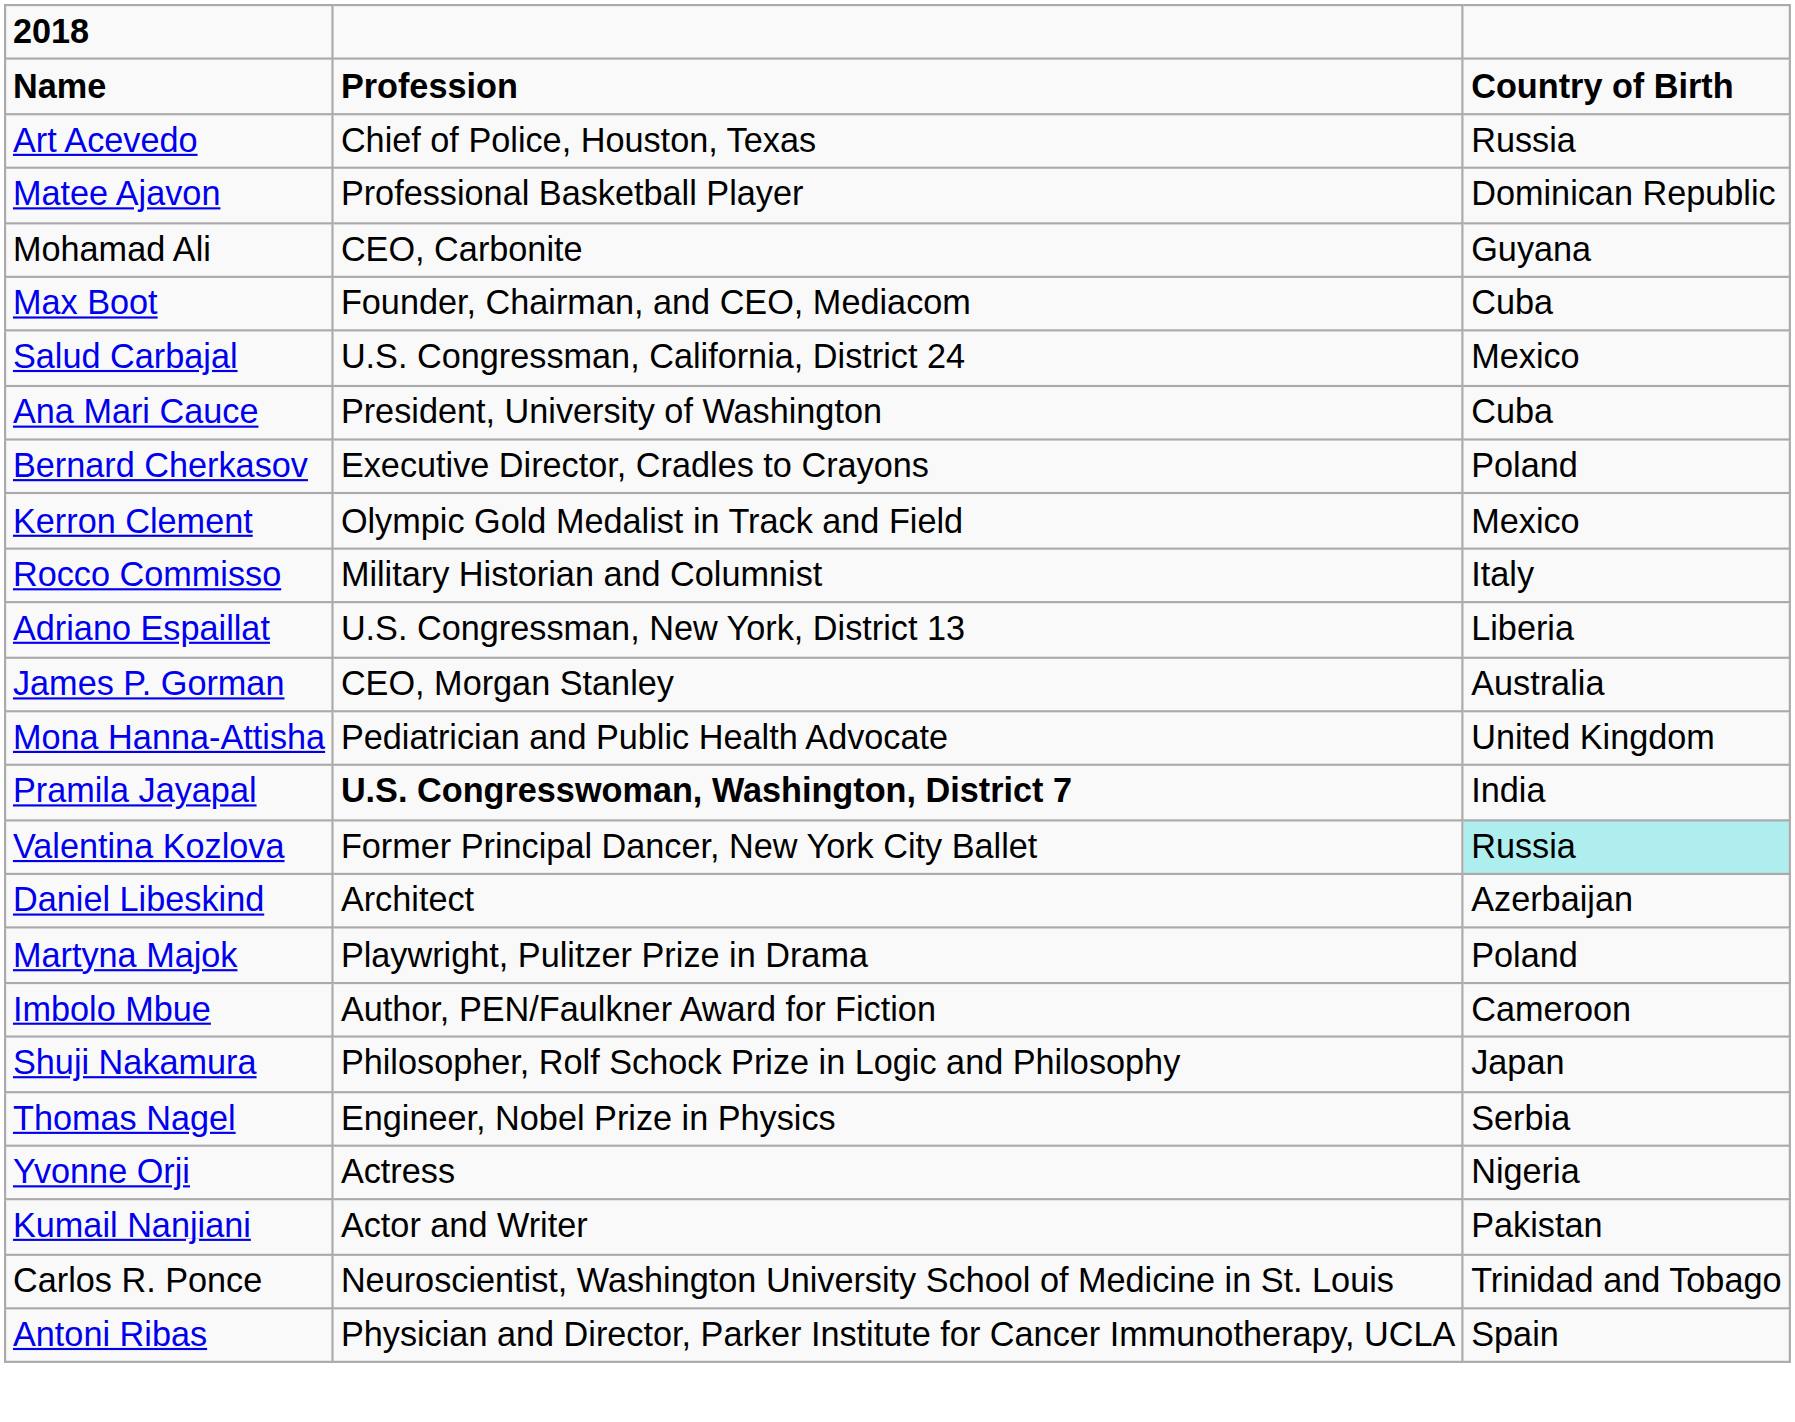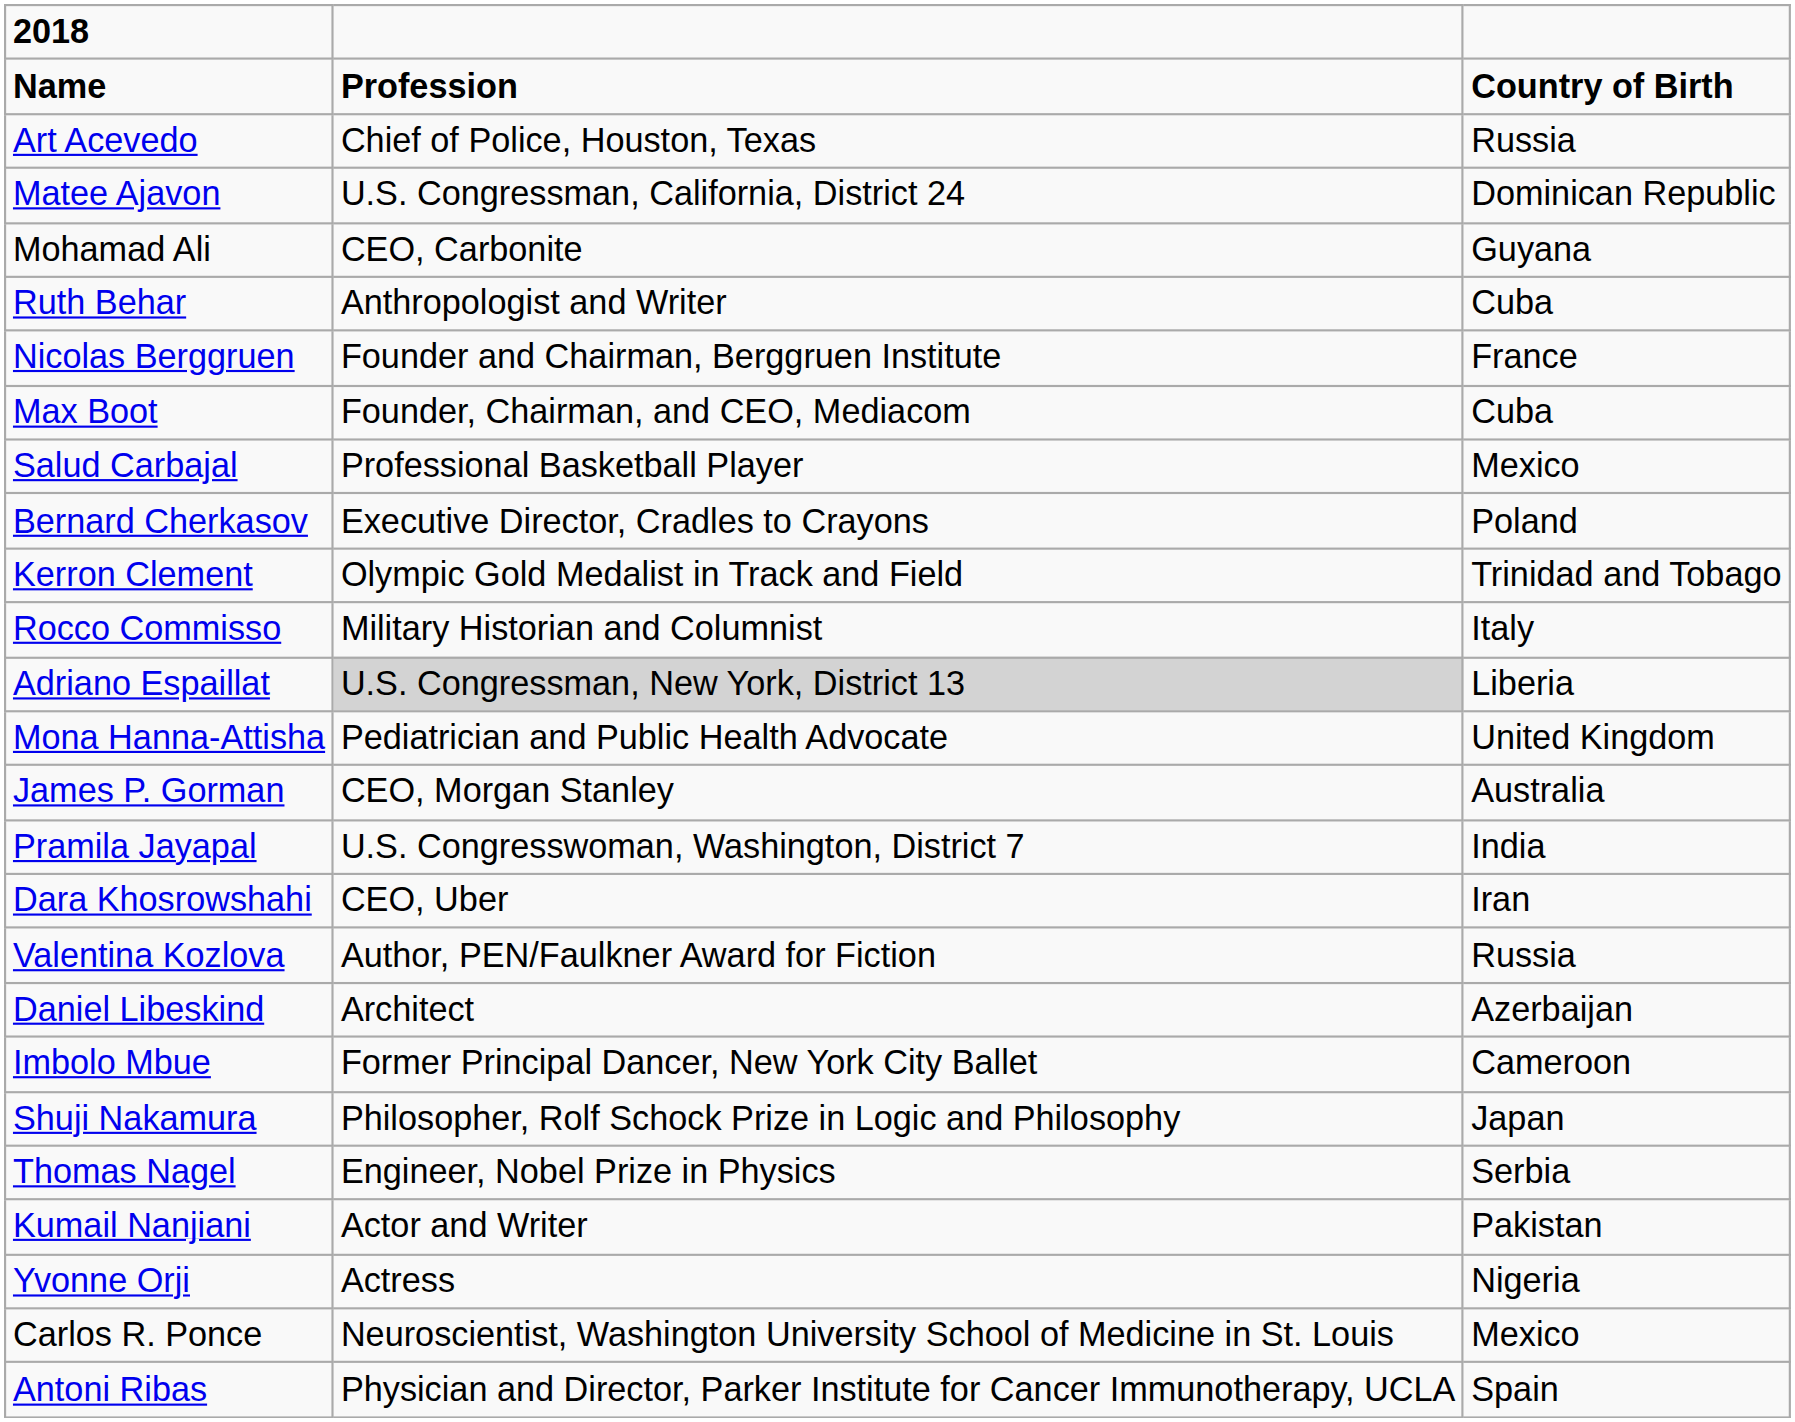(572, 194) Professional Basketball Player -> (653, 194) U.S. Congressman, California, District 24
+ row: (100, 303)
+ row: (154, 357)
(653, 357) U.S. Congressman, California, District 24 -> (572, 466) Professional Basketball Player
- row: (136, 411)
(1525, 520) Mexico -> (1626, 574) Trinidad and Tobago
(653, 628) no background -> (653, 683) lightgrey background
rows swapped: (169, 737) <-> (149, 683)
(706, 791) bold -> (683, 846) normal
+ row: (162, 900)
(689, 846) Former Principal Dancer, New York City Ballet -> (638, 954) Author, PEN/Faulkner Award for Fiction
(1524, 846) paleturquoise background -> (1524, 954) no background
- row: (125, 954)
(638, 1009) Author, PEN/Faulkner Award for Fiction -> (689, 1063) Former Principal Dancer, New York City Ballet
rows swapped: (132, 1226) <-> (101, 1172)
(1626, 1280) Trinidad and Tobago -> (1525, 1334) Mexico
